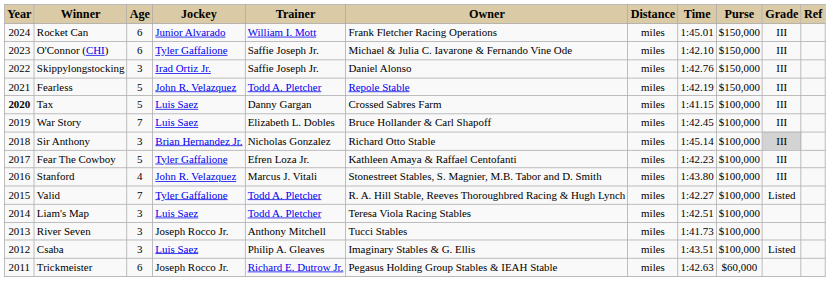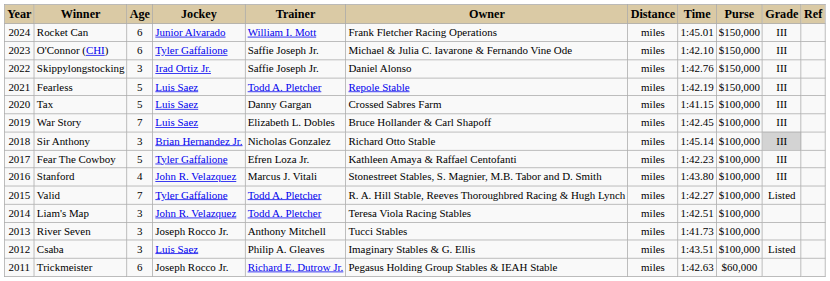(196, 86) John R. Velazquez -> (177, 86) Luis Saez
(19, 105) bold -> (19, 105) normal
(177, 213) Luis Saez -> (196, 213) John R. Velazquez
